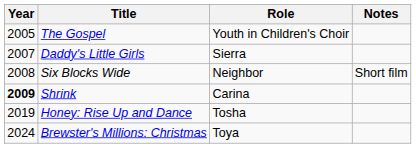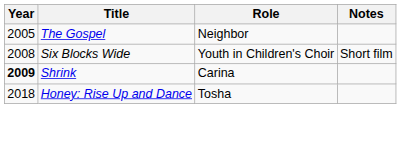(281, 34) Youth in Children's Choir -> (223, 34) Neighbor
- row: (93, 53)
(238, 73) Neighbor -> (266, 53) Youth in Children's Choir
(21, 113) 2019 -> (21, 93) 2018
- row: (124, 133)
